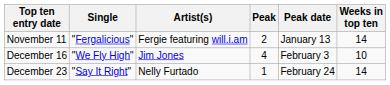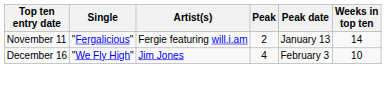- row: (37, 71)
